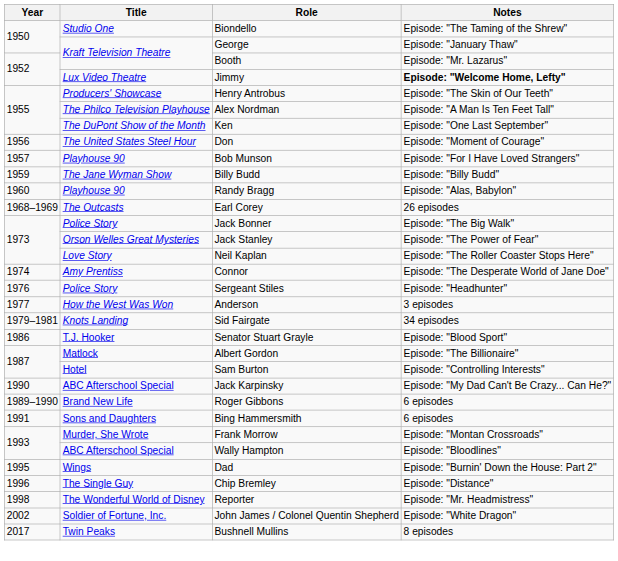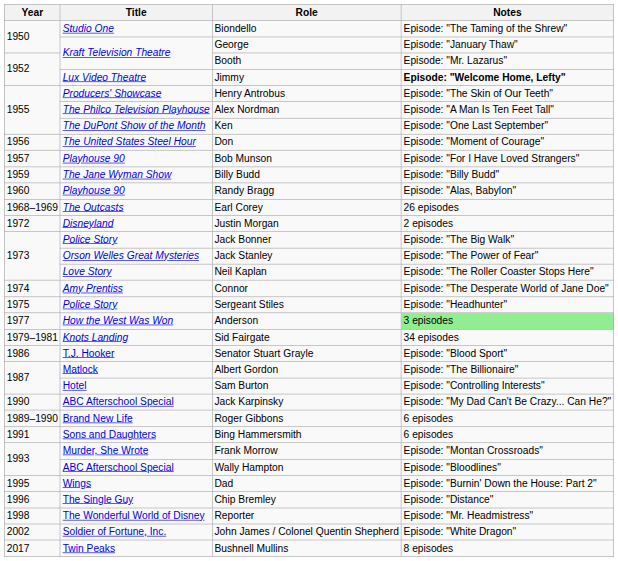+ row: (247, 223)
(18, 288) 1976 -> (18, 304) 1975
(428, 304) no background -> (428, 321) lightgreen background
